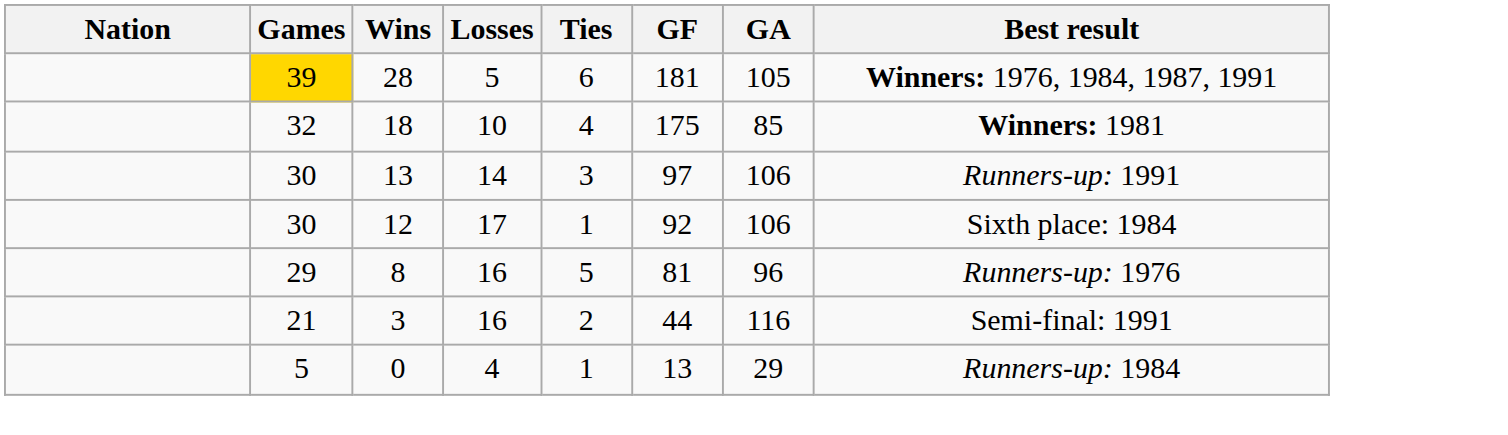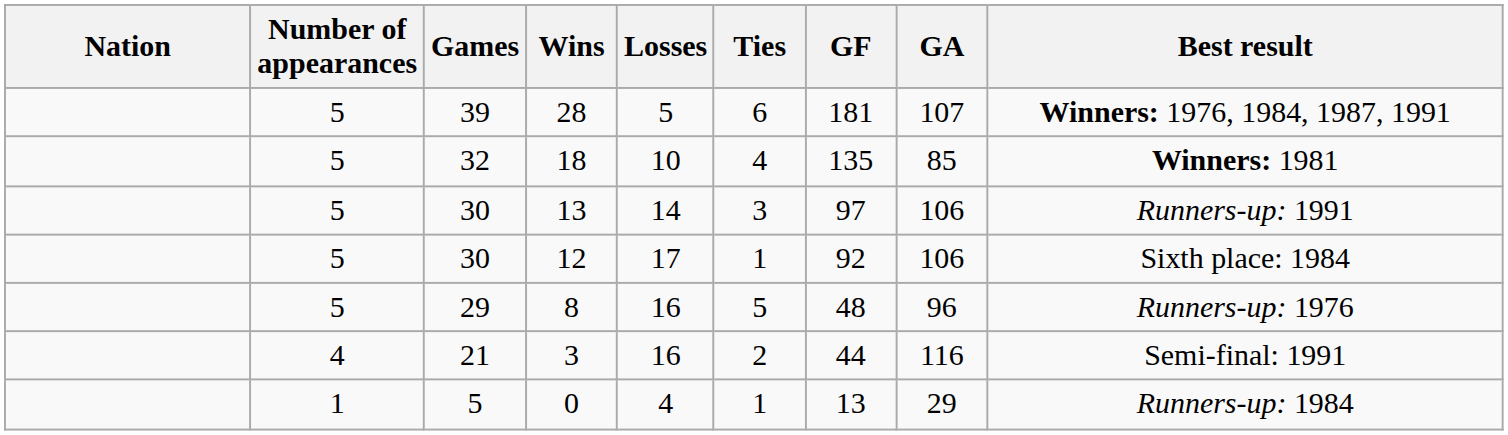+ column: (337, 45)
(301, 76) gold background -> (475, 111) no background
(768, 76) 105 -> (942, 111) 107
(677, 125) 175 -> (851, 160) 135
(677, 271) 81 -> (851, 306) 48
